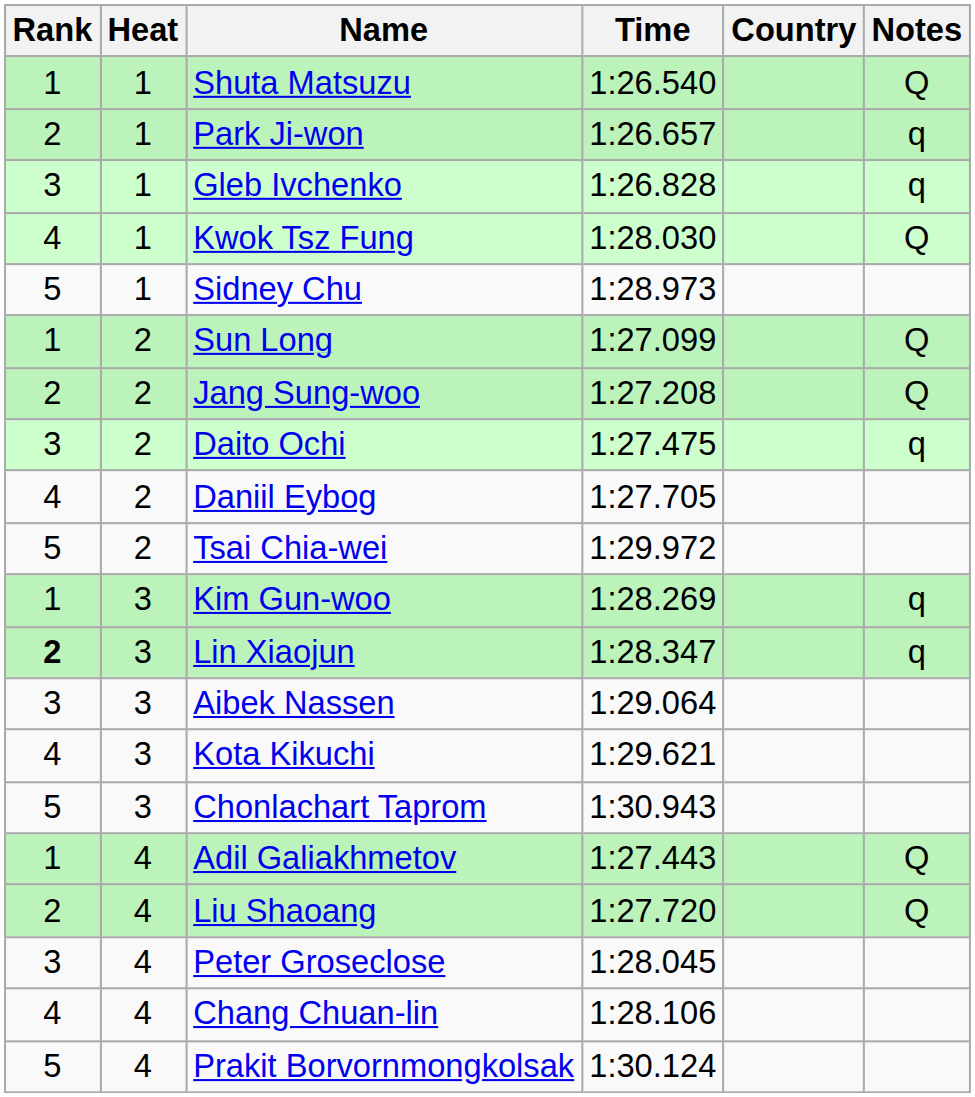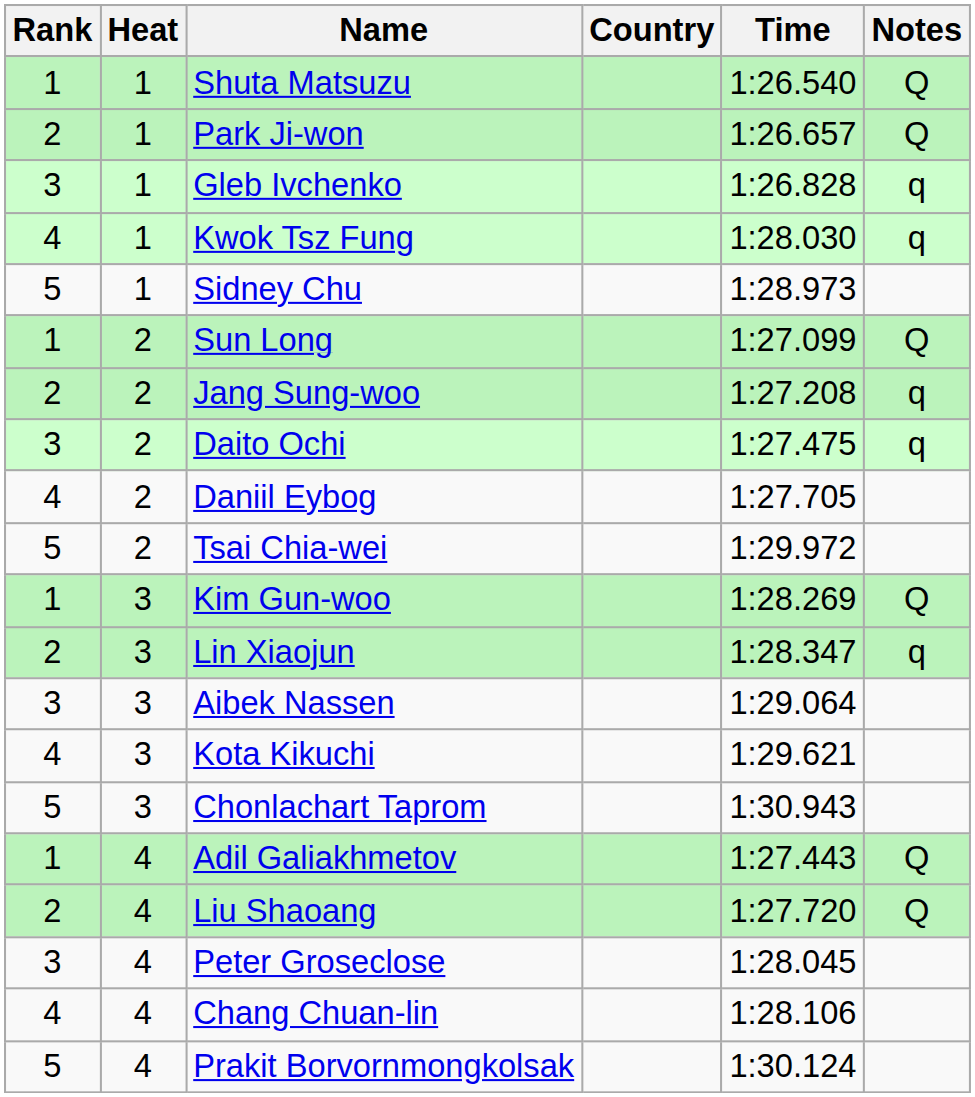columns swapped: (794, 30) <-> (653, 30)
(917, 133) q -> (917, 133) Q
(917, 237) Q -> (917, 237) q
(917, 392) Q -> (917, 392) q
(917, 599) q -> (917, 599) Q
(52, 651) bold -> (52, 651) normal
